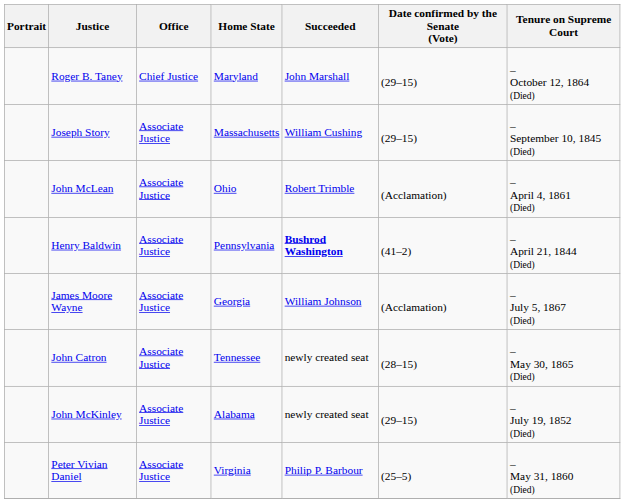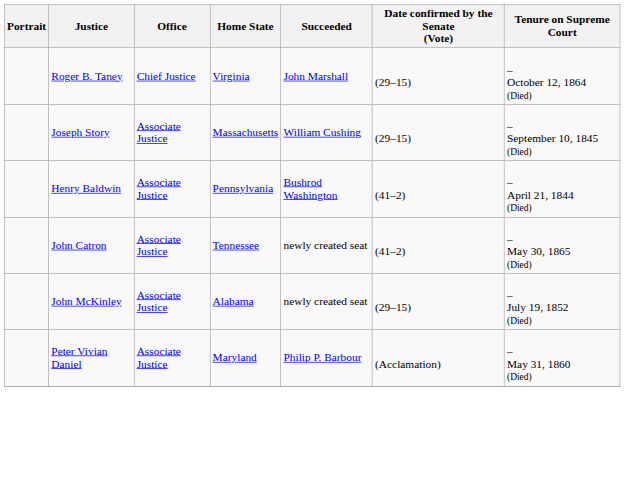(236, 76) Maryland -> (231, 76) Virginia
- row: (82, 188)
(314, 245) bold -> (310, 188) normal
- row: (82, 301)
(399, 364) (28–15) -> (390, 251) (41–2)
(232, 470) Virginia -> (235, 358) Maryland
(396, 477) (25–5) -> (408, 364) (Acclamation)
